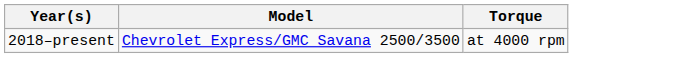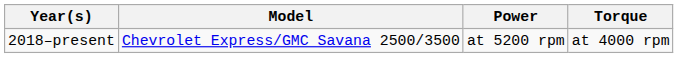+ column: (516, 17)
